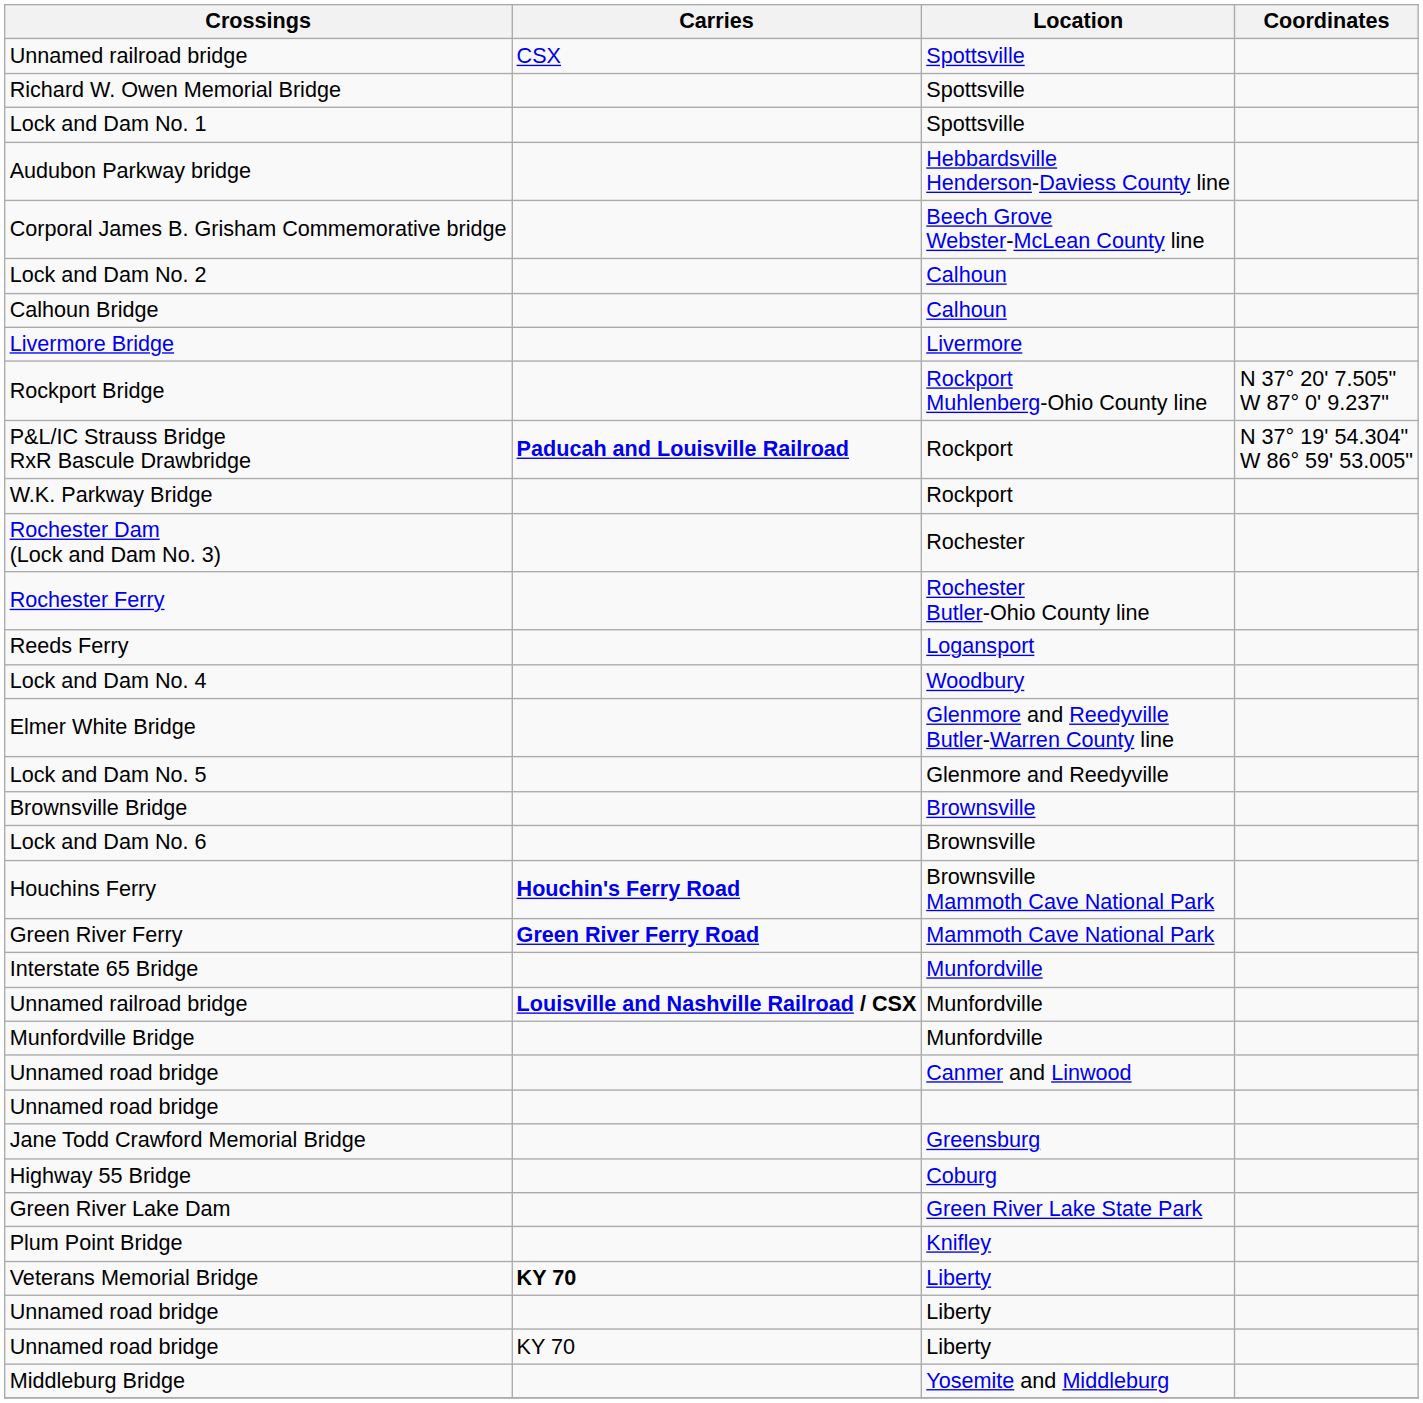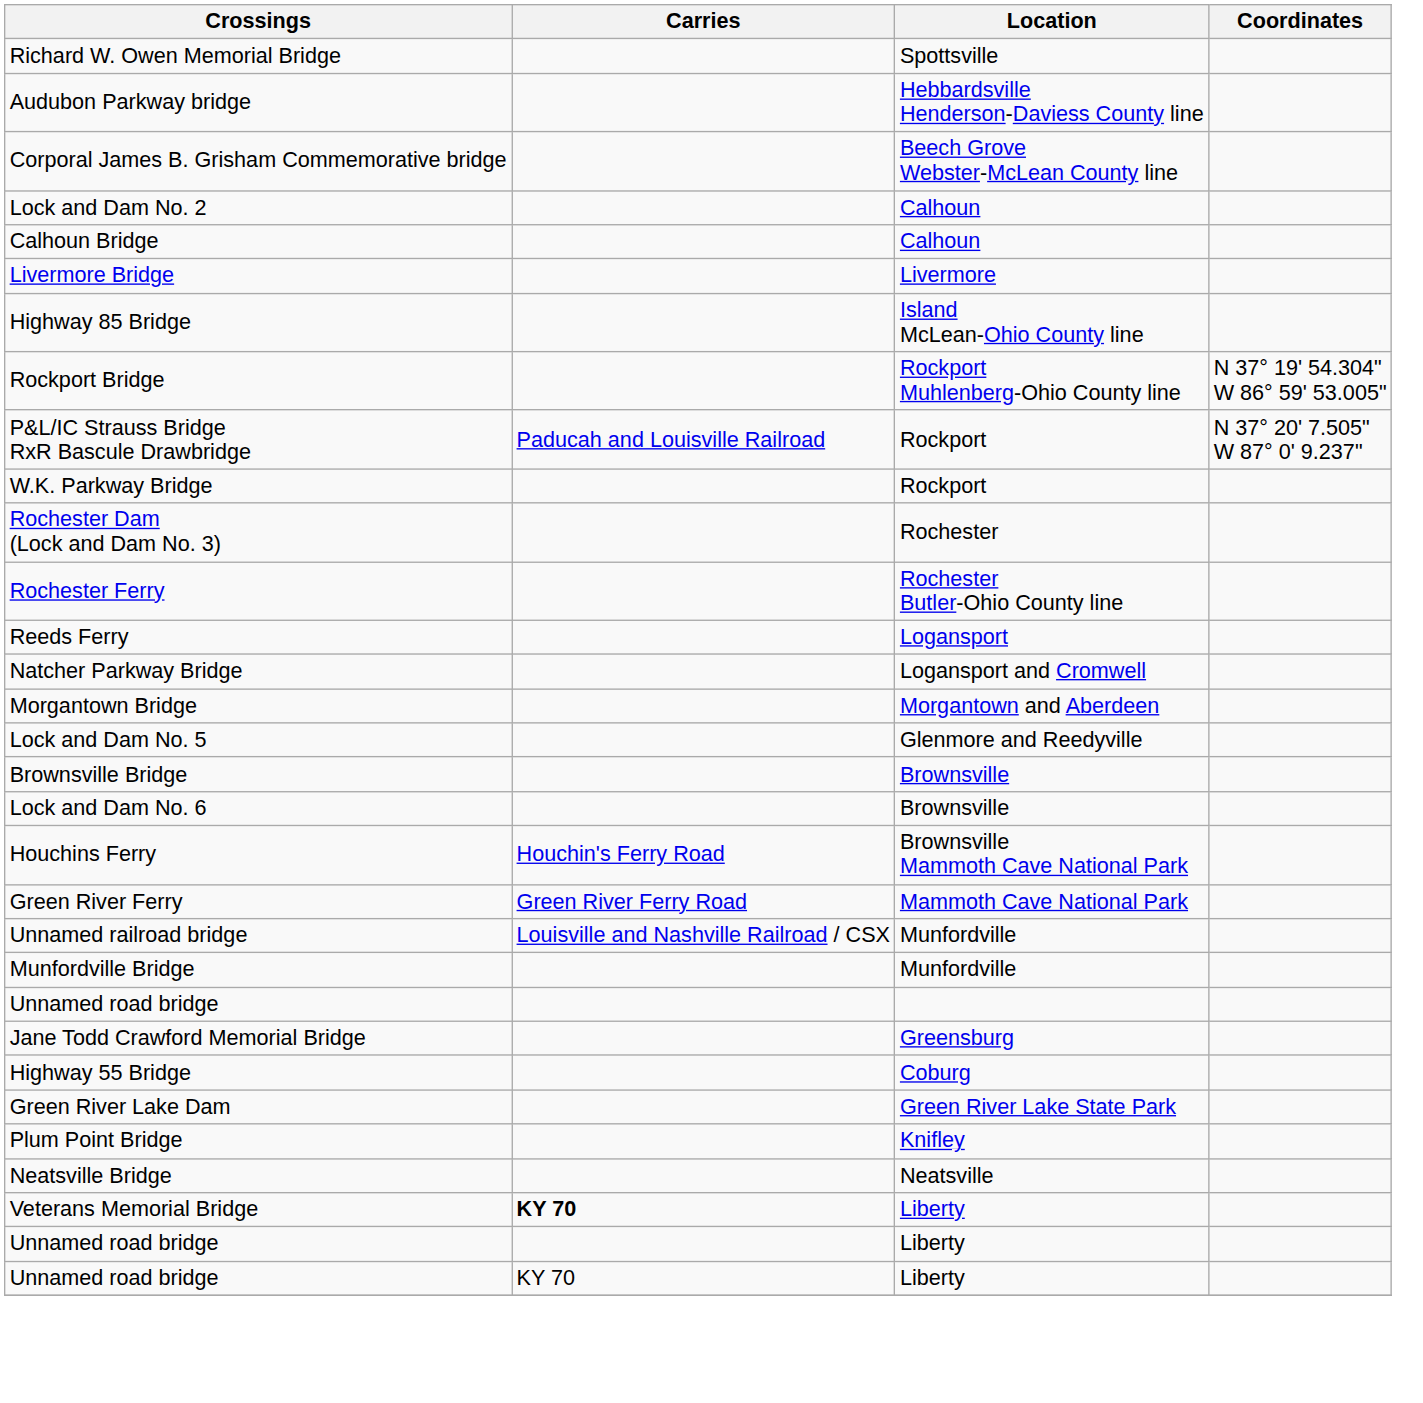- row: (129, 55)
- row: (108, 124)
+ row: (100, 322)
(1318, 390) N 37° 20' 7.505" W 87° 0' 9.237" -> (1300, 380) N 37° 19' 54.304" W 86° 59' 53.005"
(683, 449) bold -> (671, 439) normal
(1326, 449) N 37° 19' 54.304" W 86° 59' 53.005" -> (1292, 439) N 37° 20' 7.505" W 87° 0' 9.237"
+ row: (126, 671)
+ row: (103, 705)
- row: (108, 681)
- row: (103, 727)
(628, 889) bold -> (621, 854) normal
(638, 935) bold -> (632, 901) normal
- row: (104, 969)
(716, 1003) bold -> (703, 935) normal
- row: (114, 1072)
+ row: (91, 1175)
- row: (97, 1380)
